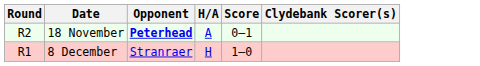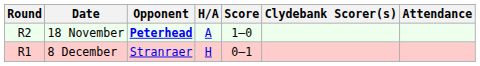+ column: (437, 14)
(242, 33) 0–1 -> (242, 33) 1–0
(242, 52) 1–0 -> (242, 52) 0–1
